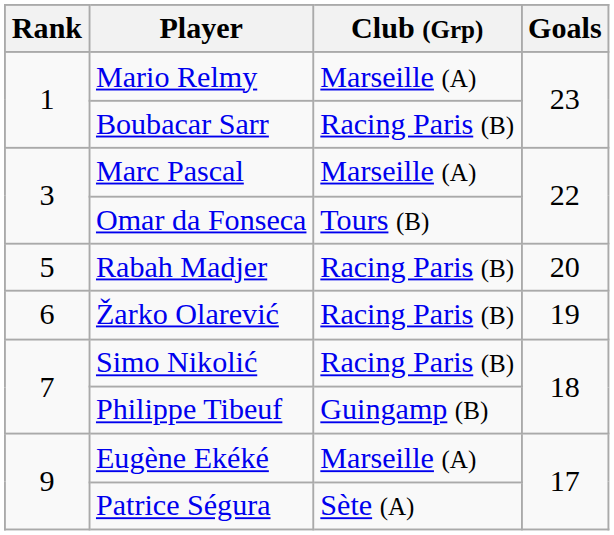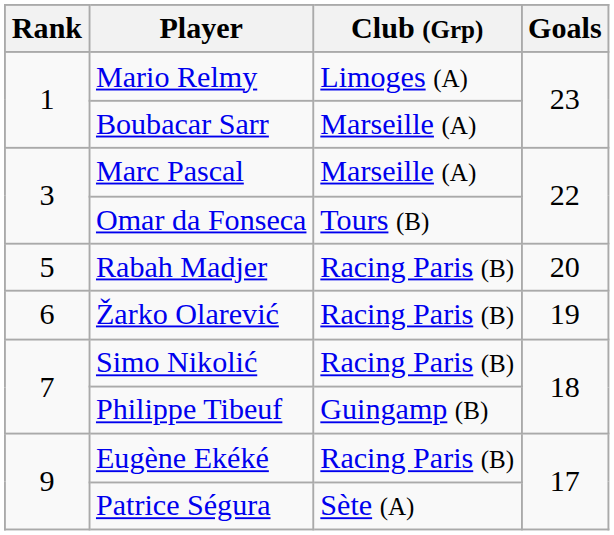(398, 76) Marseille (A) -> (394, 76) Limoges (A)
(417, 123) Racing Paris (B) -> (398, 123) Marseille (A)
(398, 457) Marseille (A) -> (417, 457) Racing Paris (B)
